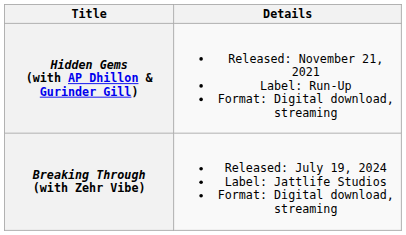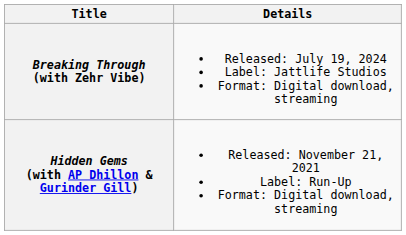rows swapped: (89, 79) <-> (89, 182)
